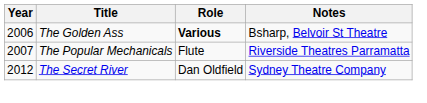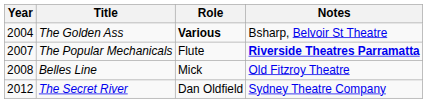(20, 32) 2006 -> (20, 32) 2004
(329, 51) normal -> (334, 51) bold
+ row: (68, 70)
